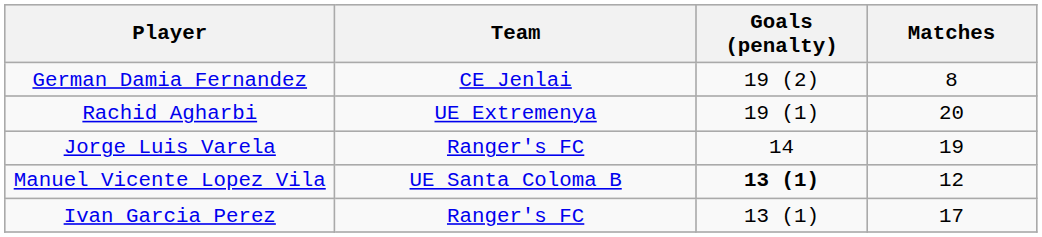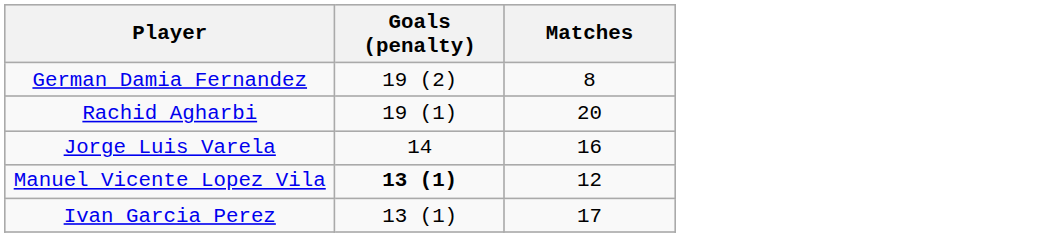- column: (516, 34)
(951, 147) 19 -> (590, 147) 16
